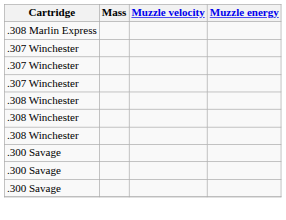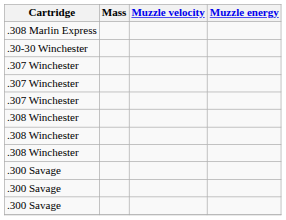+ row: (47, 48)
